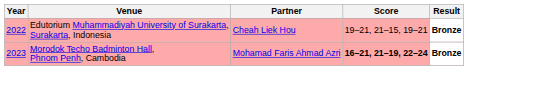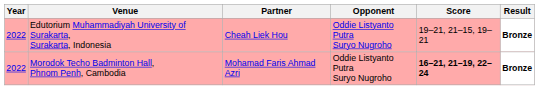+ column: (374, 12)
(16, 54) 2023 -> (16, 69) 2022
